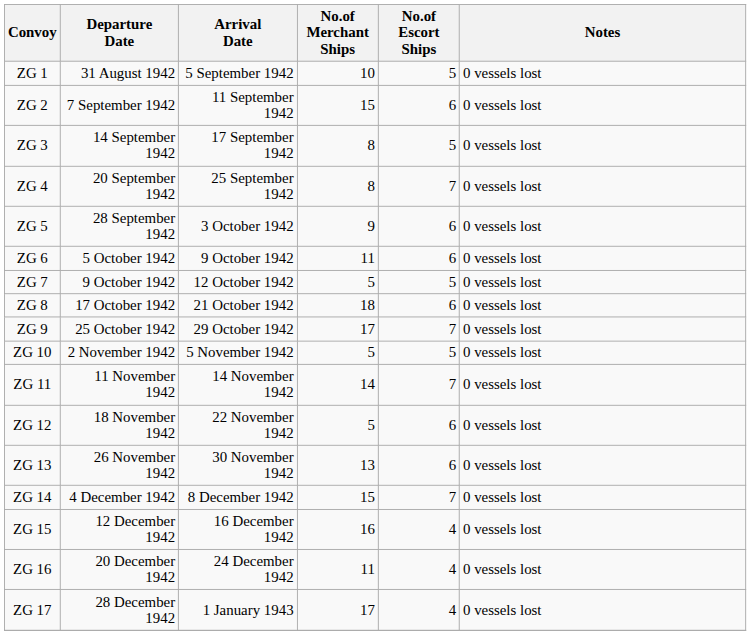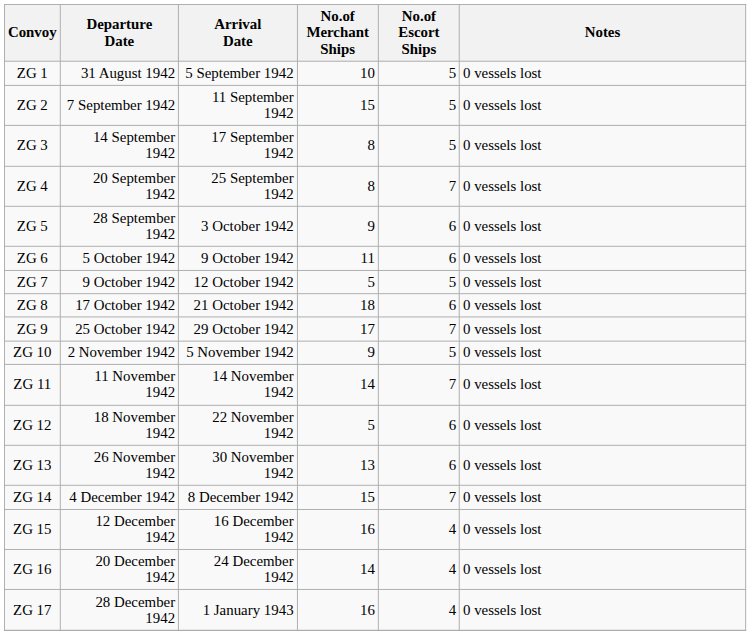(452, 105) 6 -> (452, 105) 5
(371, 352) 5 -> (371, 352) 9
(368, 569) 11 -> (367, 569) 14
(367, 609) 17 -> (367, 609) 16
